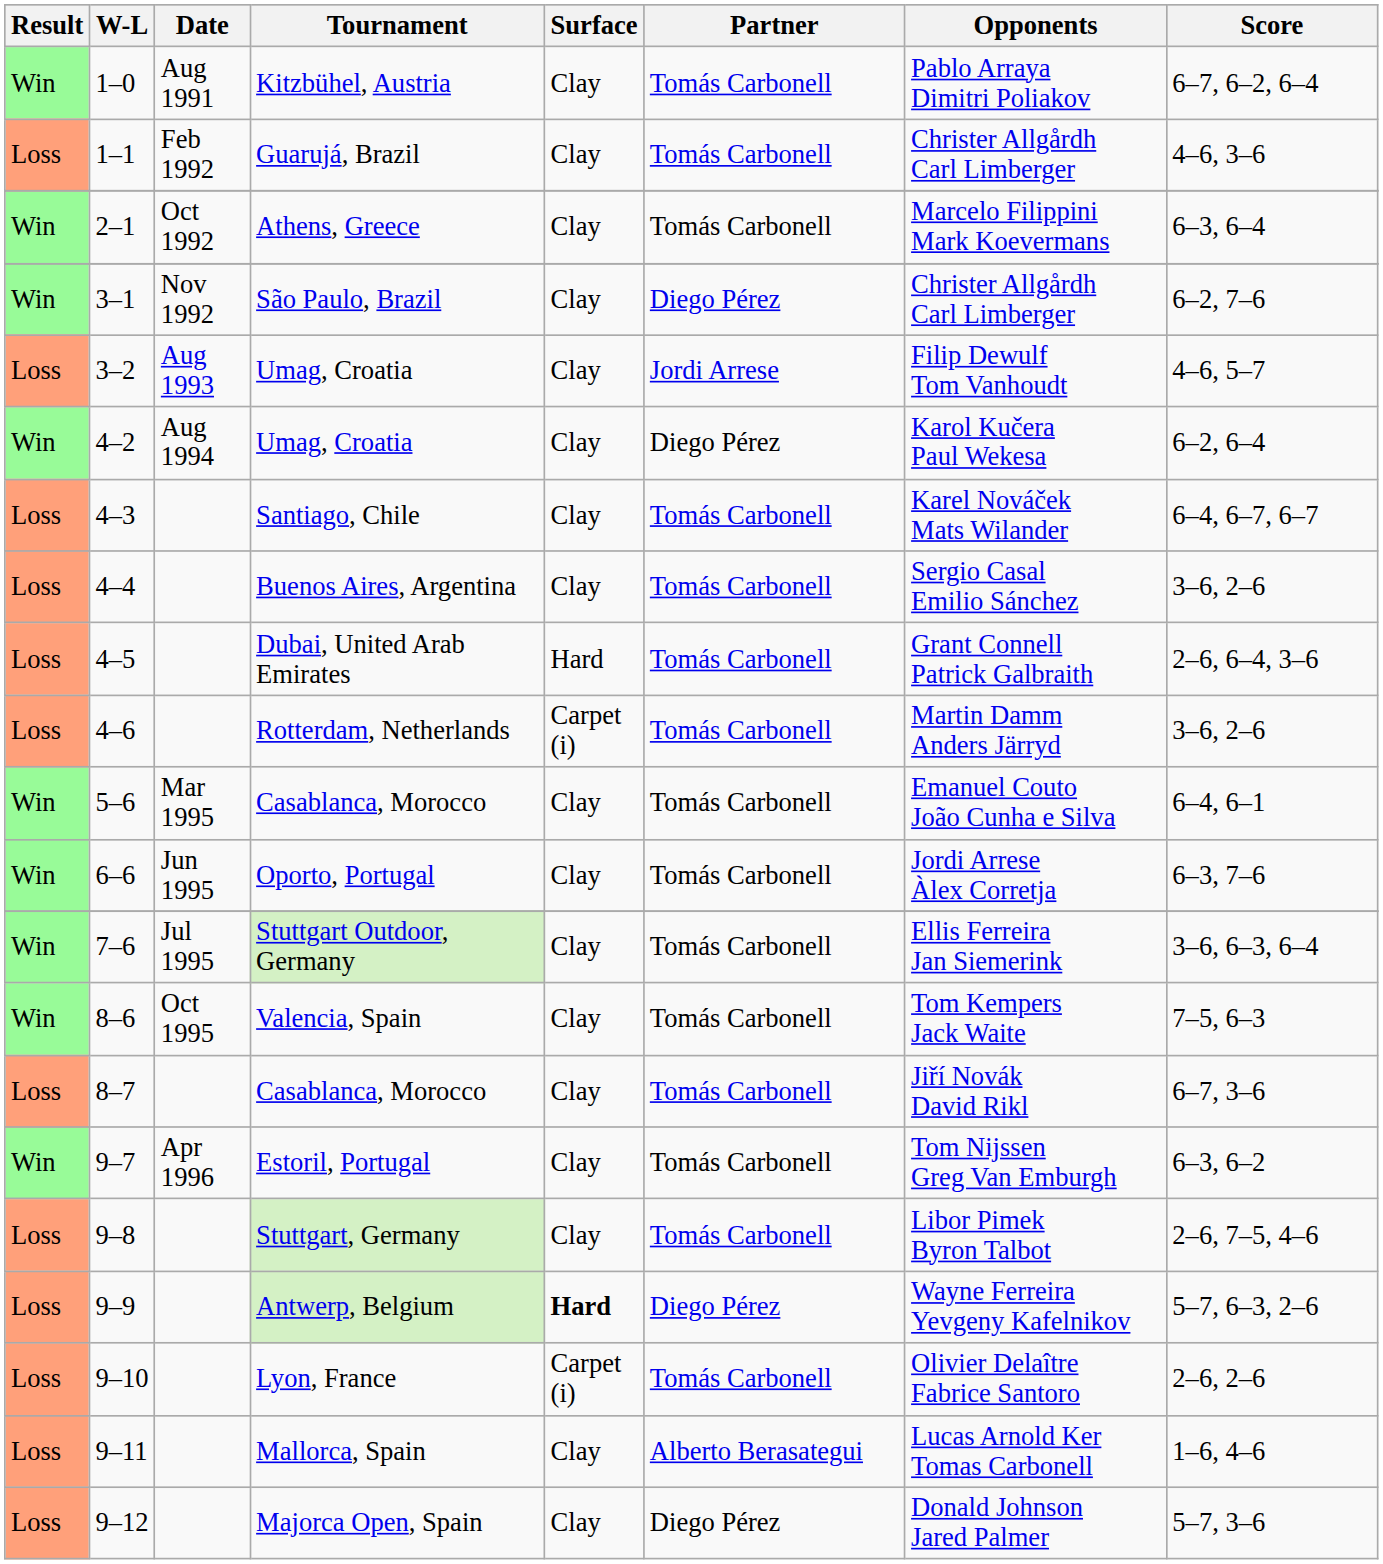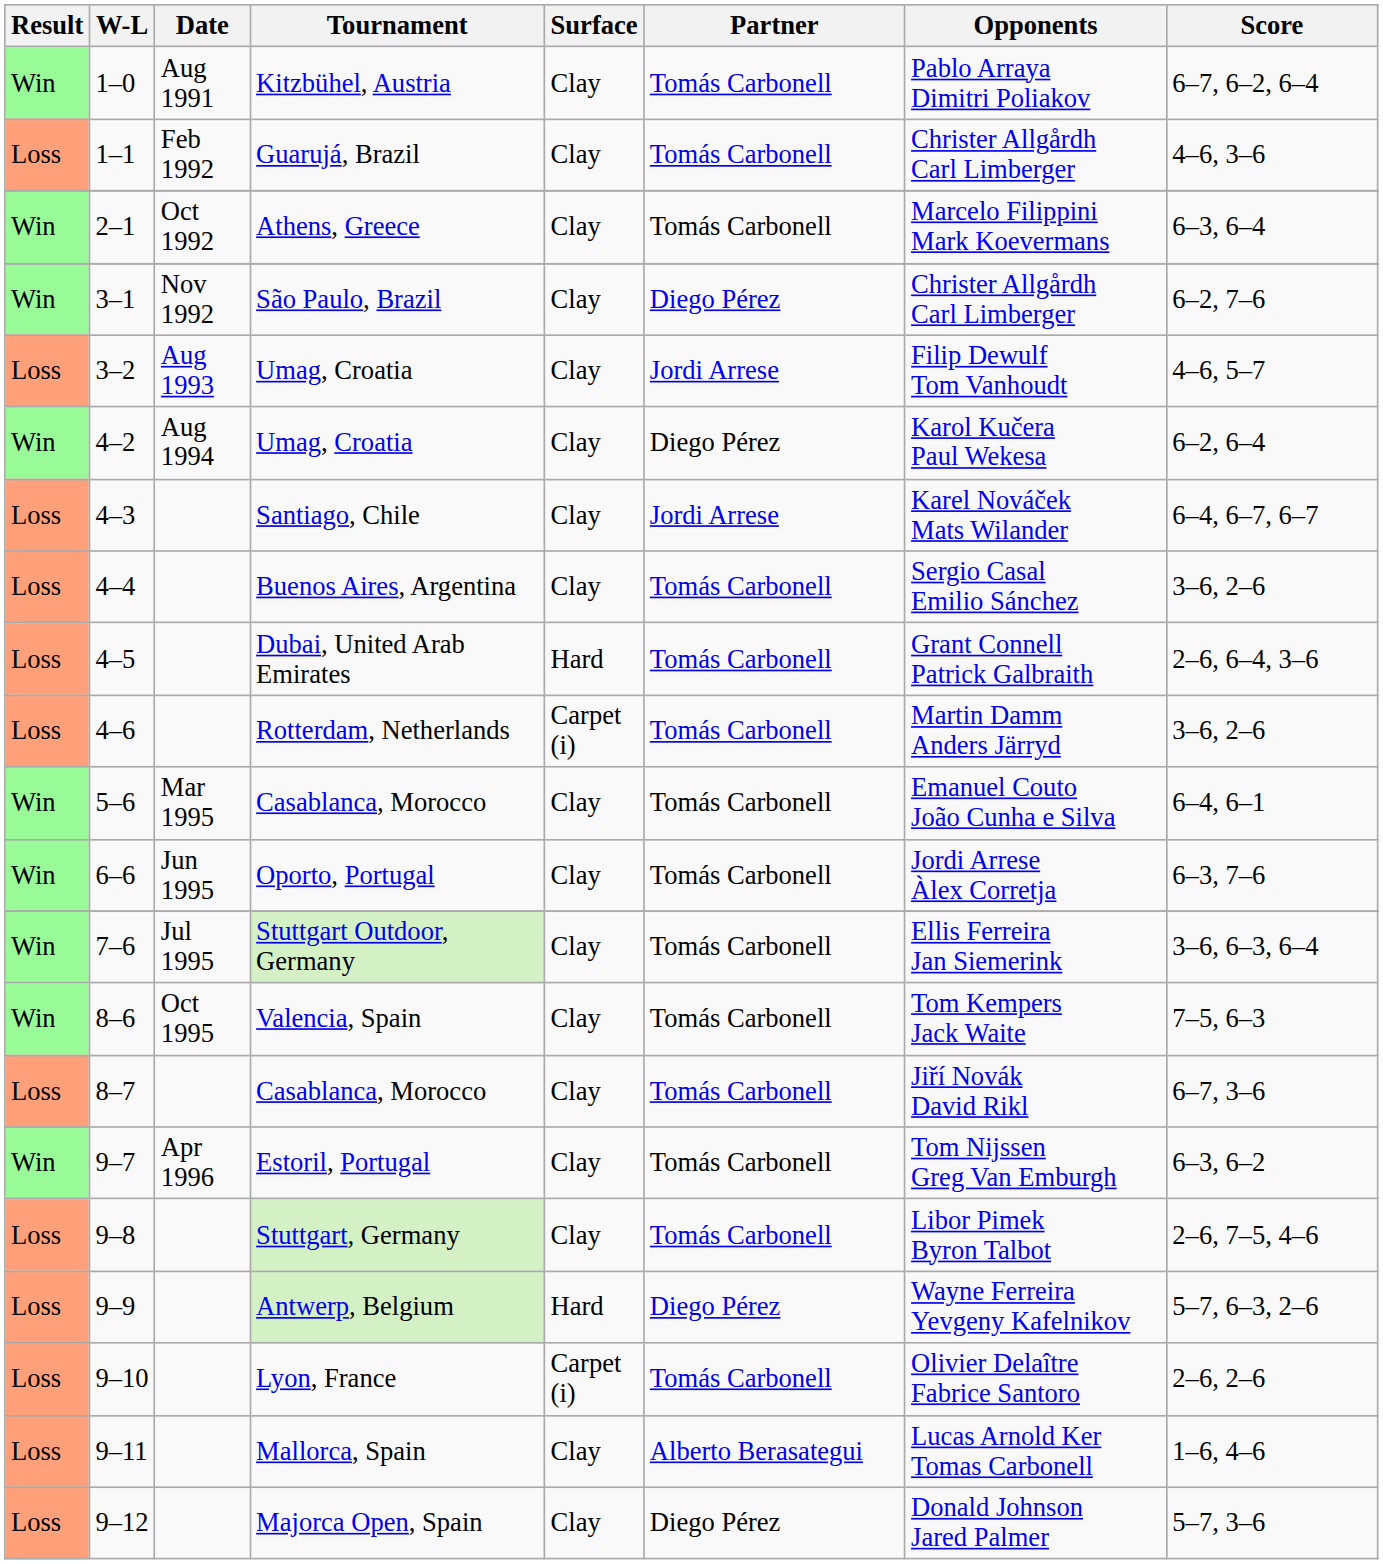(741, 514) Tomás Carbonell -> (714, 514) Jordi Arrese
(581, 1306) bold -> (577, 1306) normal
